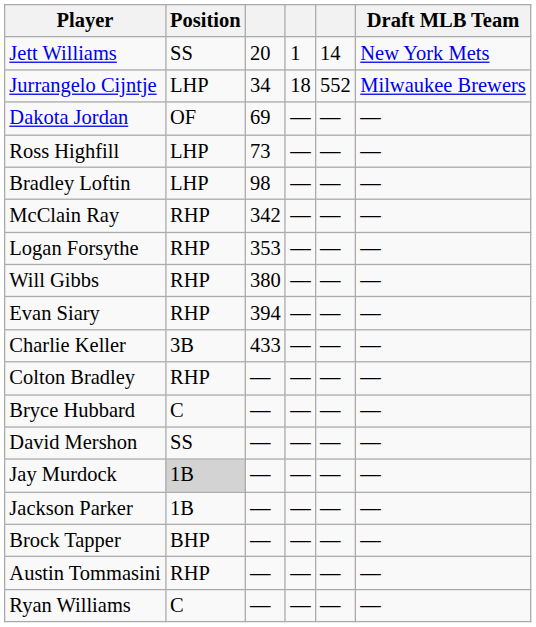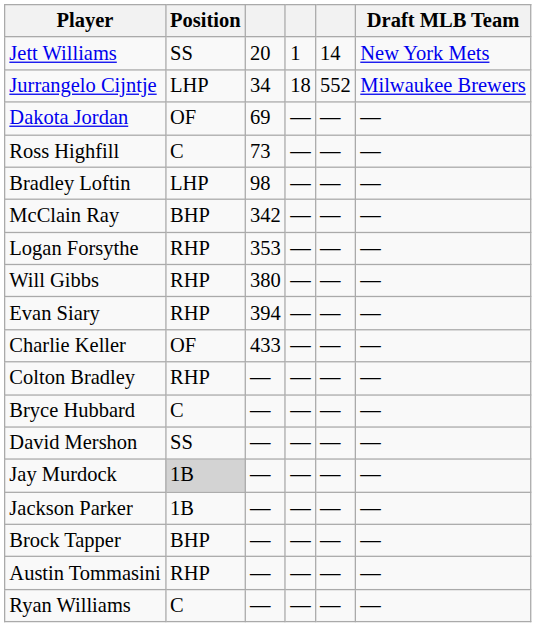(189, 150) LHP -> (177, 150) C
(190, 215) RHP -> (190, 215) BHP
(182, 345) 3B -> (183, 345) OF
